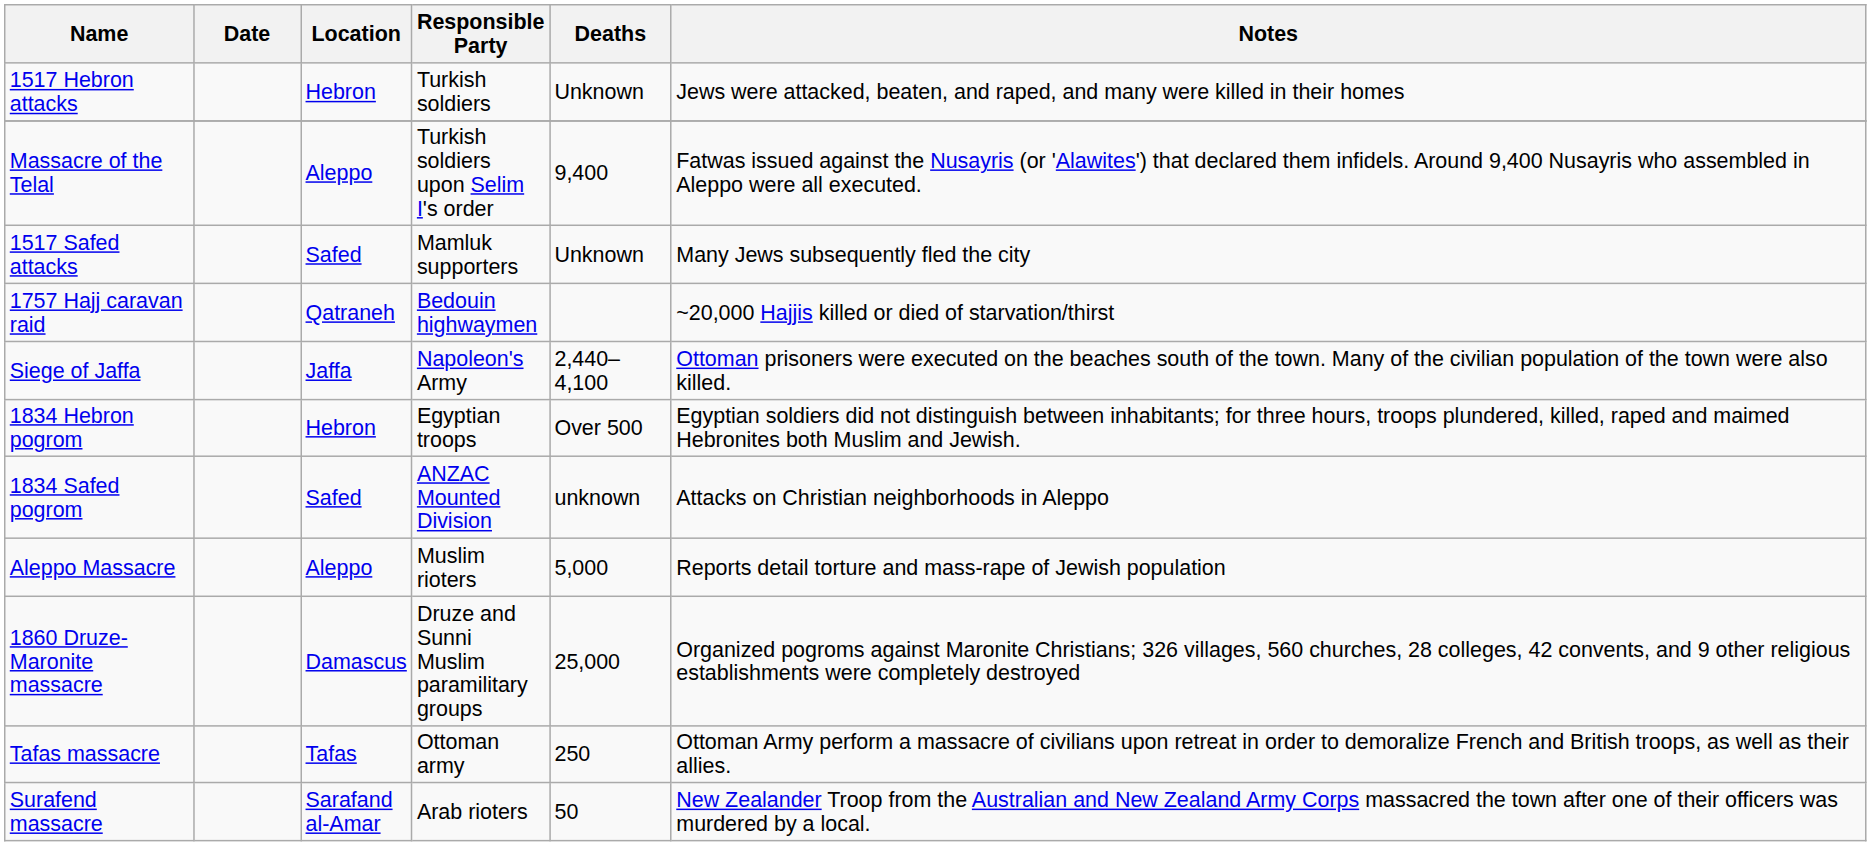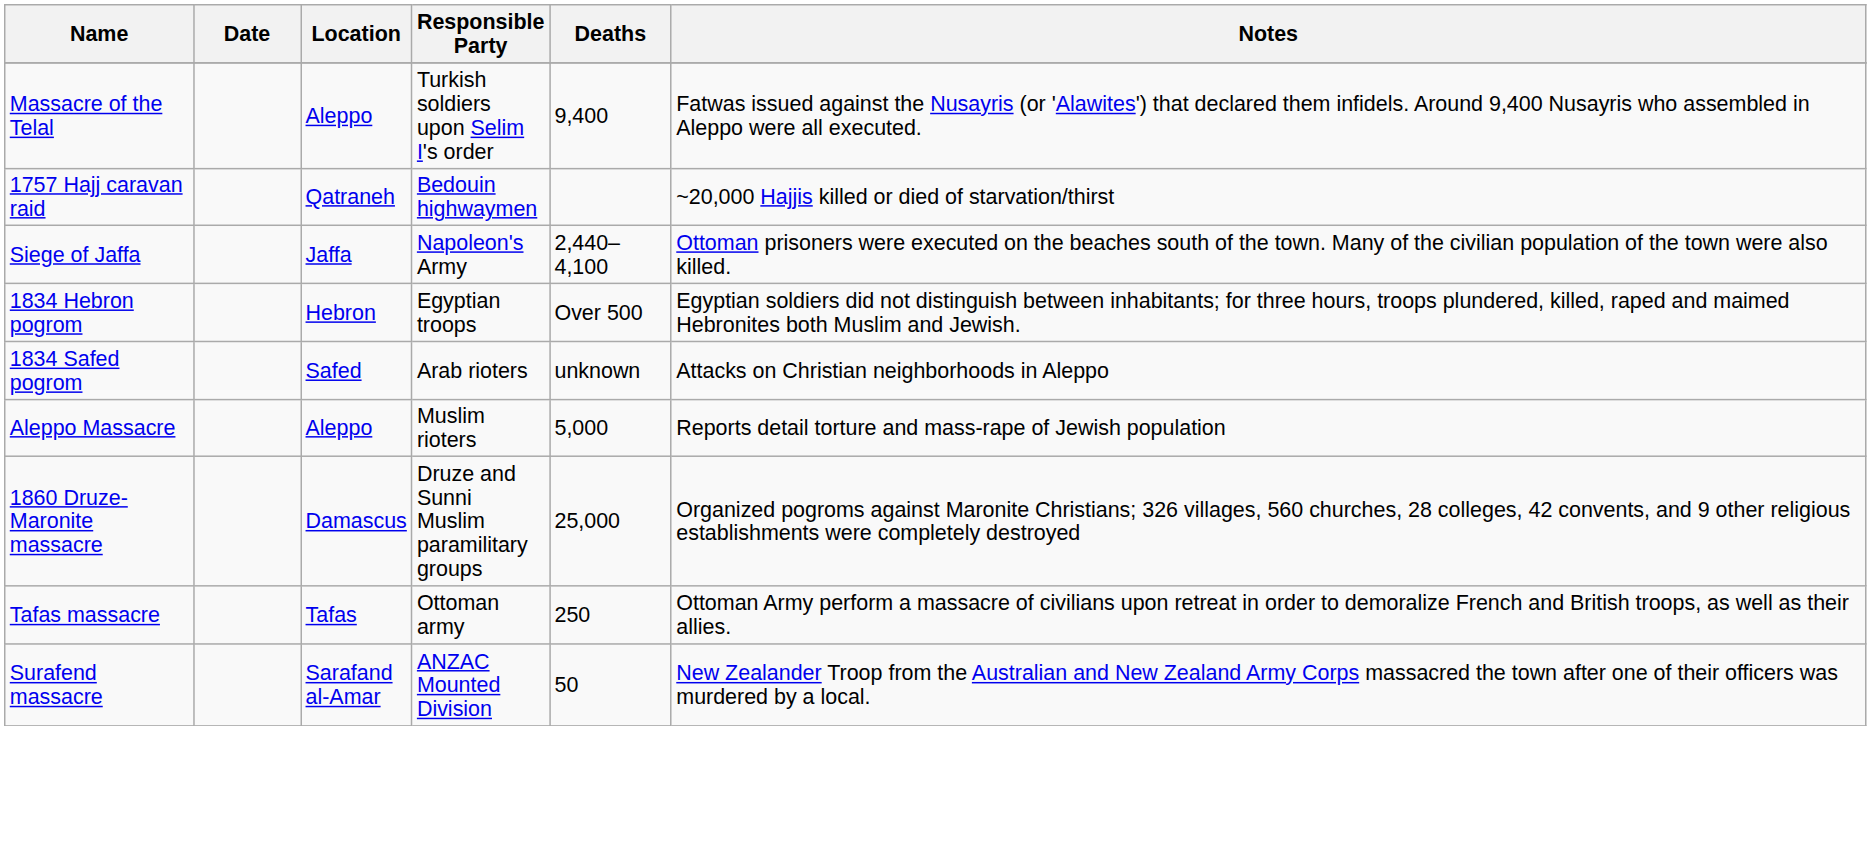- row: (72, 92)
- row: (65, 255)
(459, 498) ANZAC Mounted Division -> (472, 370) Arab rioters
(472, 812) Arab rioters -> (459, 685) ANZAC Mounted Division
